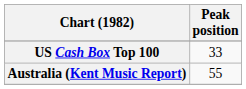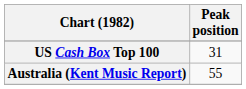(216, 52) 33 -> (216, 52) 31
